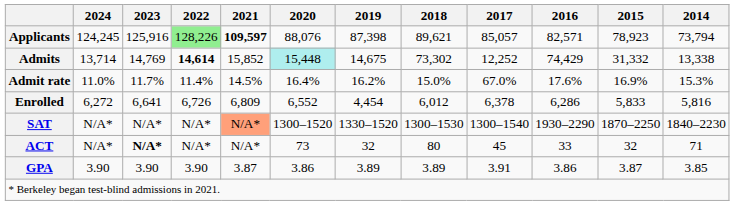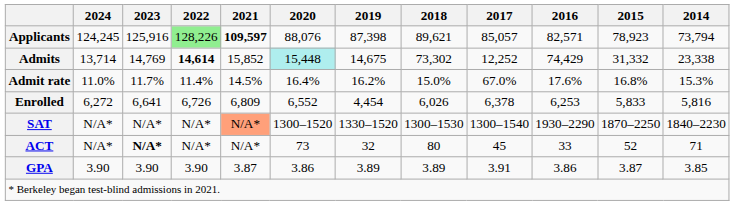(696, 58) 13,338 -> (696, 58) 23,338
(631, 80) 16.9% -> (631, 80) 16.8%
(434, 102) 6,012 -> (434, 102) 6,026
(565, 102) 6,286 -> (565, 102) 6,253
(631, 145) 32 -> (631, 145) 52
